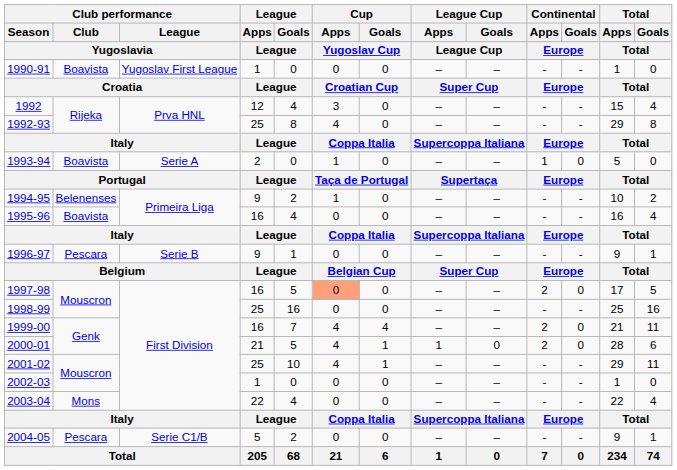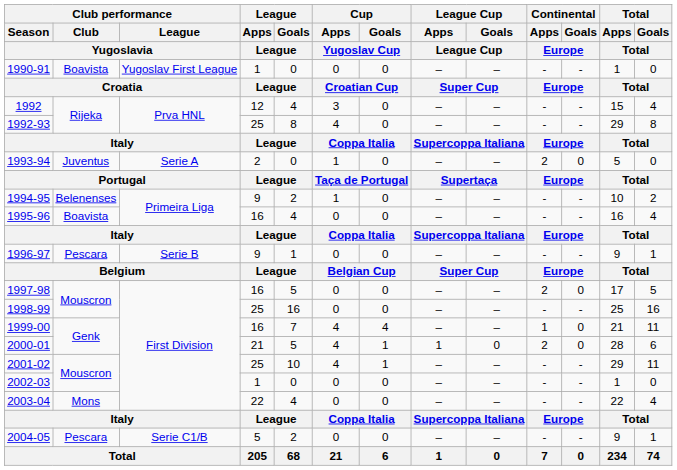(86, 161) Boavista -> (86, 161) Juventus
(544, 161) 1 -> (544, 161) 2
(336, 290) lightsalmon background -> (336, 290) no background
(544, 327) 2 -> (544, 327) 1
